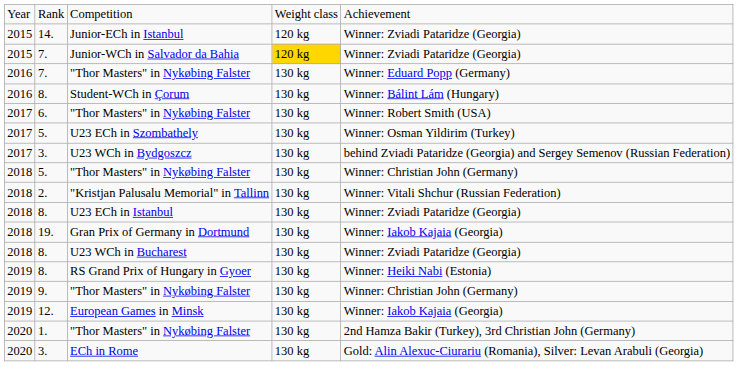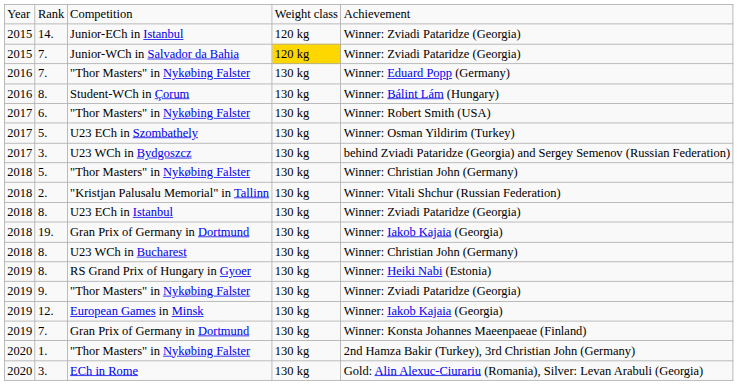(432, 251) Winner: Zviadi Pataridze (Georgia) -> (431, 251) Winner: Christian John (Germany)
(431, 291) Winner: Christian John (Germany) -> (432, 291) Winner: Zviadi Pataridze (Georgia)
+ row: (43, 331)
